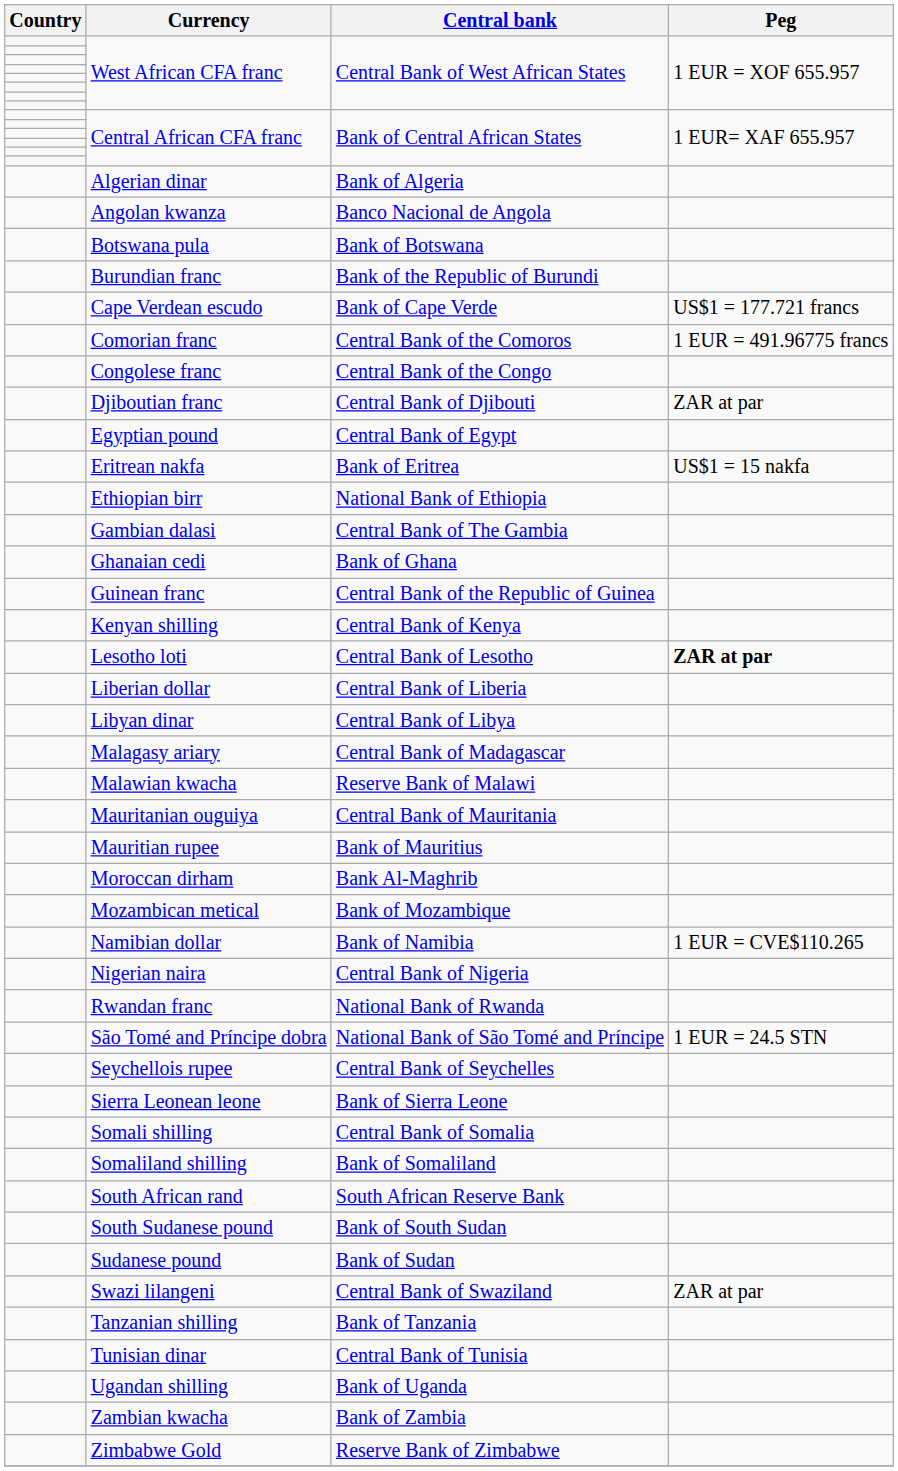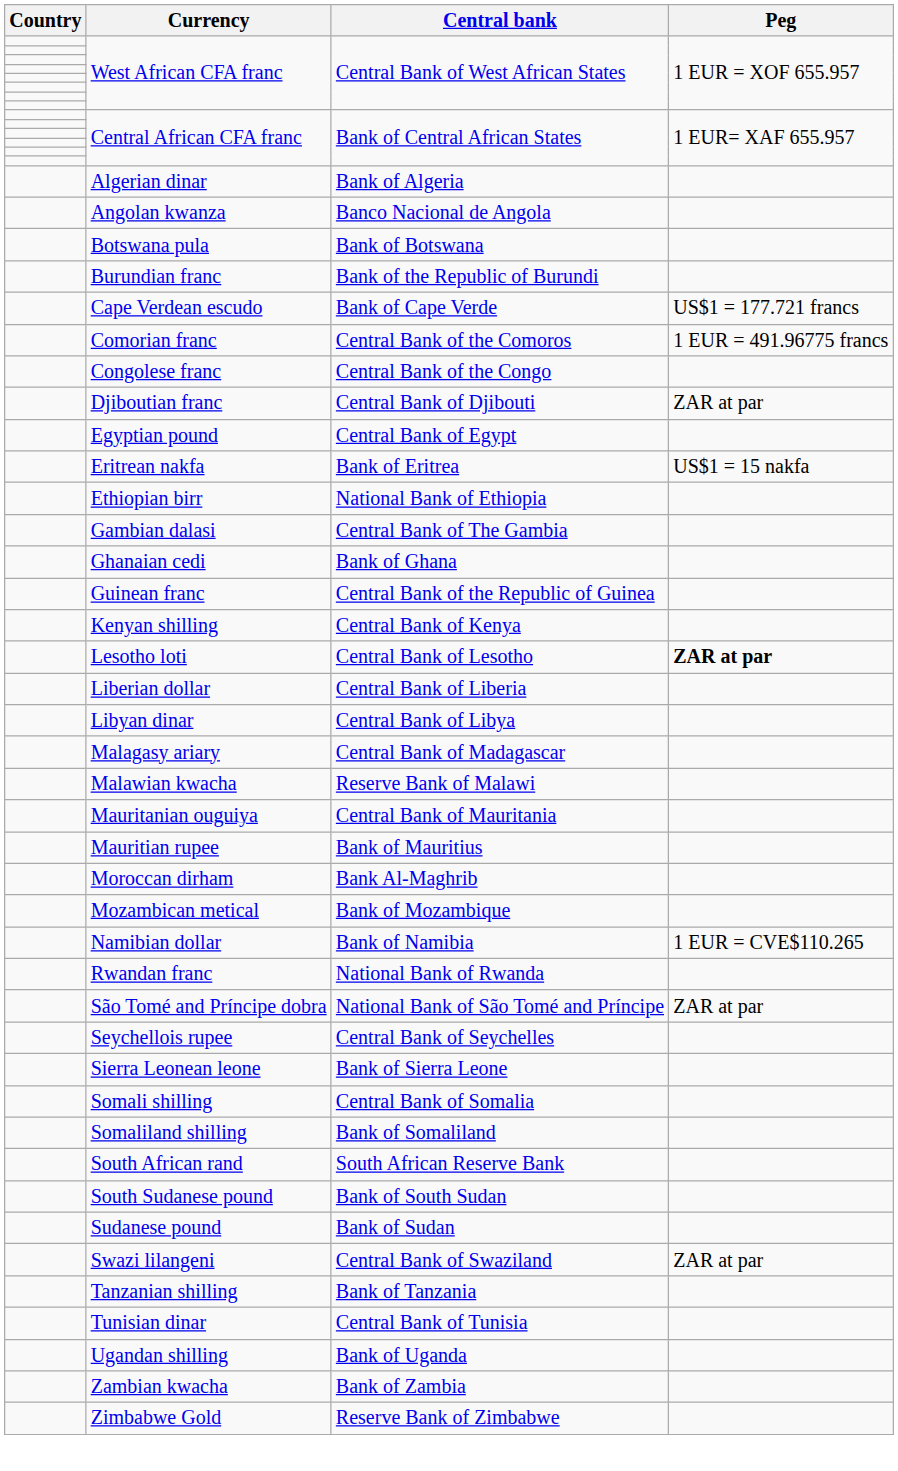- row: (148, 974)
(750, 1037) 1 EUR = 24.5 STN -> (718, 1005) ZAR at par
